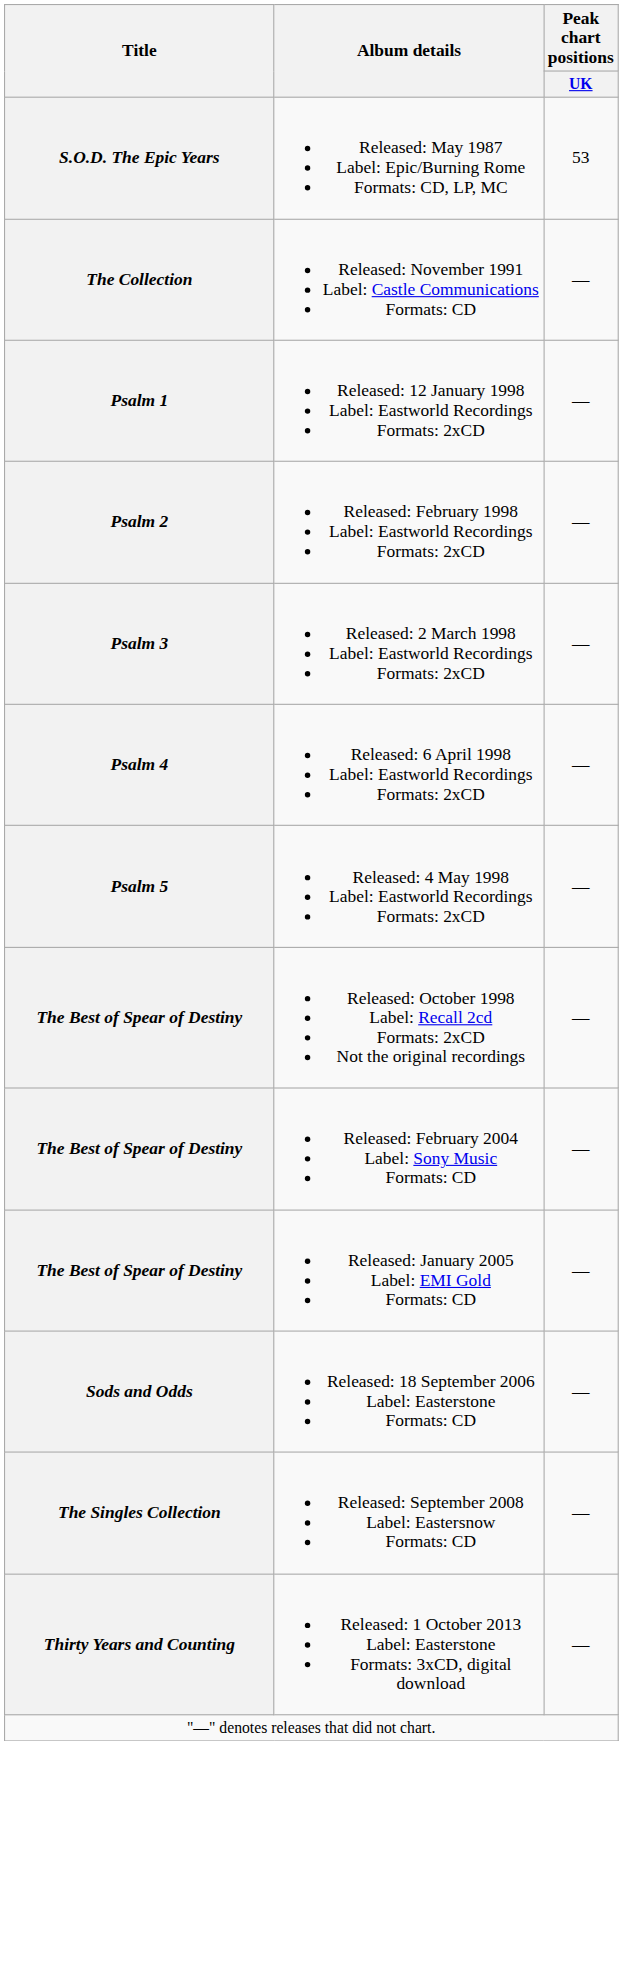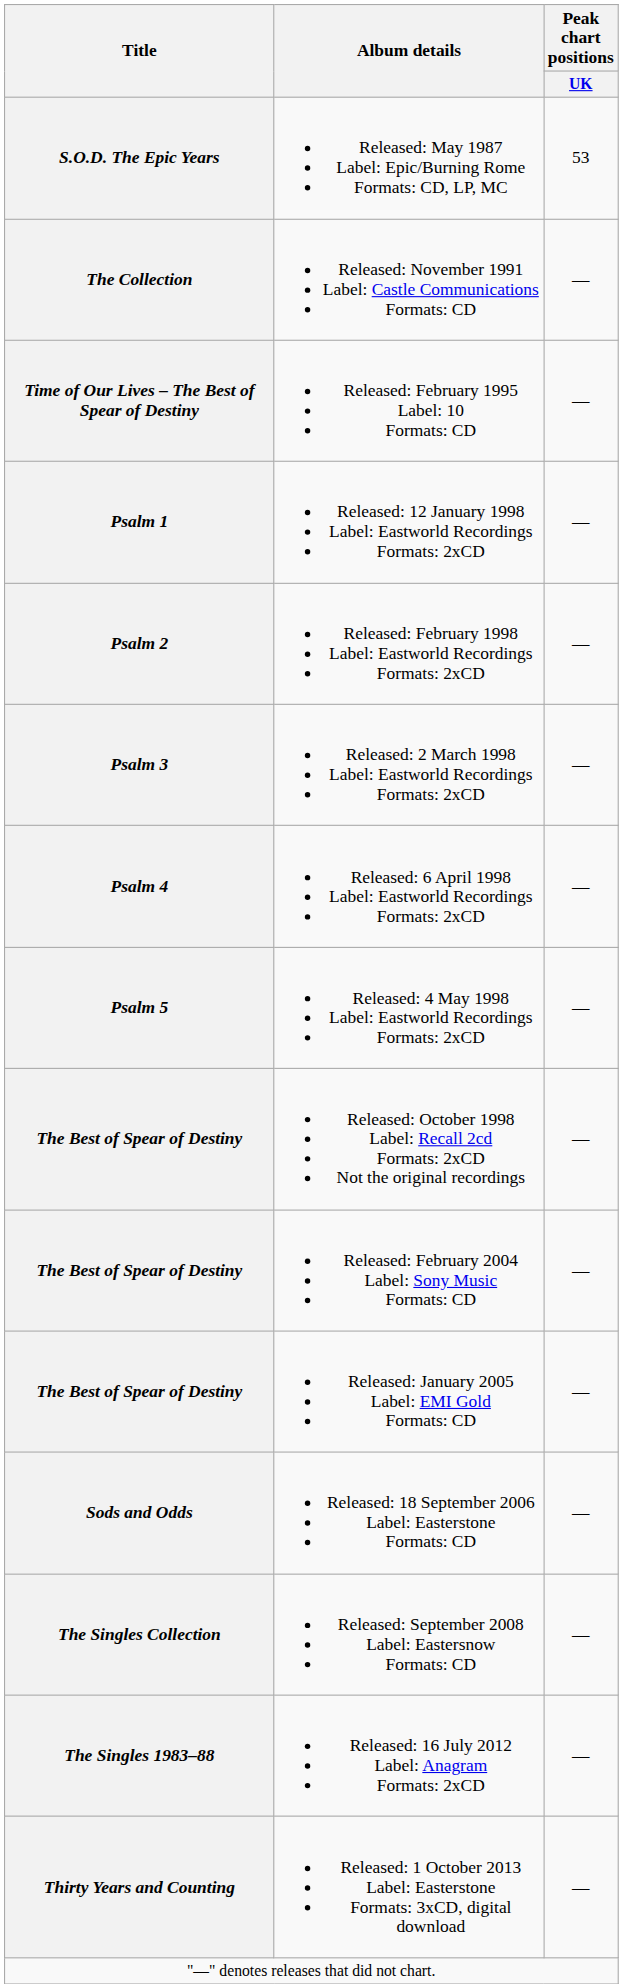+ row: (409, 411)
+ row: (409, 1766)
